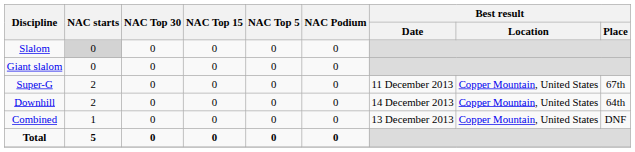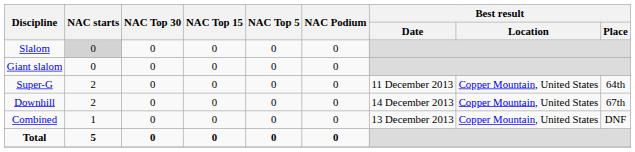(616, 84) 67th -> (616, 84) 64th
(616, 102) 64th -> (616, 102) 67th
